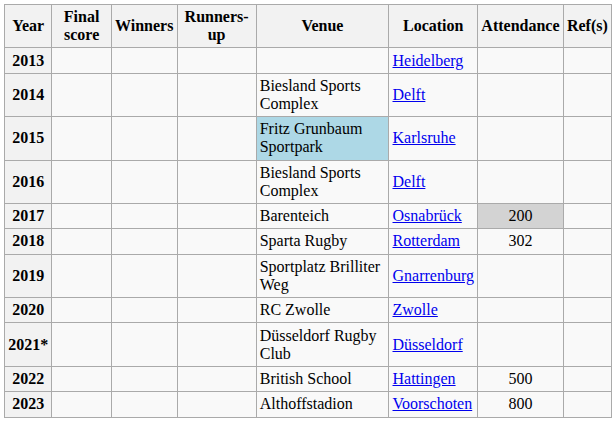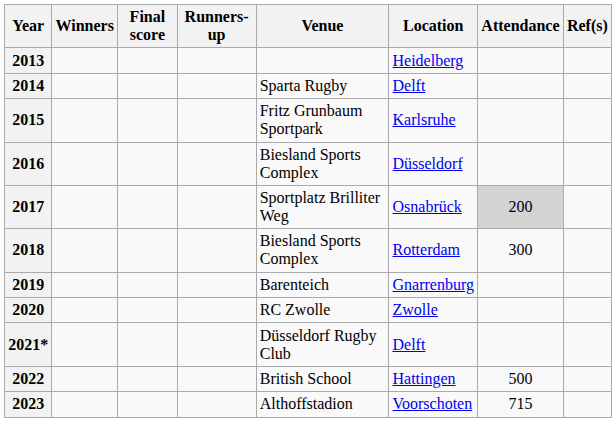columns swapped: (144, 26) <-> (82, 26)
(310, 94) Biesland Sports Complex -> (303, 85) Sparta Rugby
(311, 138) lightblue background -> (311, 120) no background
(409, 181) Delft -> (428, 163) Düsseldorf
(294, 216) Barenteich -> (320, 207) Sportplatz Brilliter Weg
(303, 241) Sparta Rugby -> (310, 250) Biesland Sports Complex
(520, 241) 302 -> (520, 250) 300
(320, 275) Sportplatz Brilliter Weg -> (294, 284) Barenteich
(428, 344) Düsseldorf -> (409, 344) Delft
(520, 404) 800 -> (520, 404) 715
